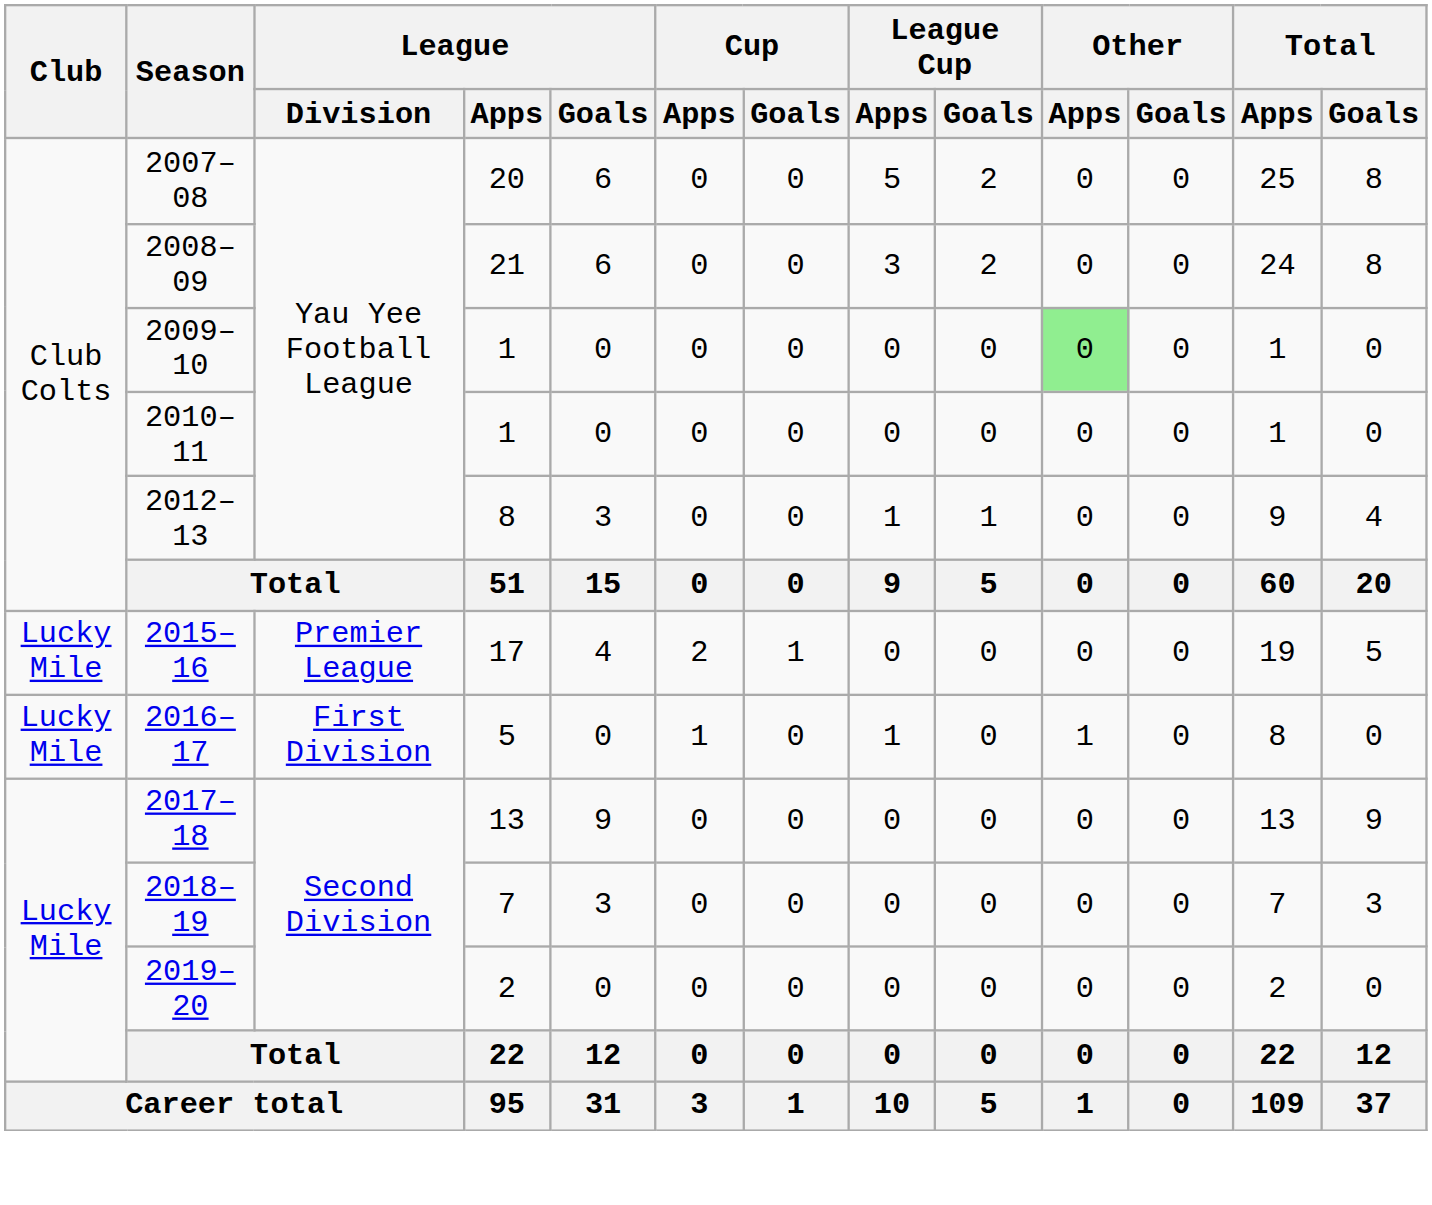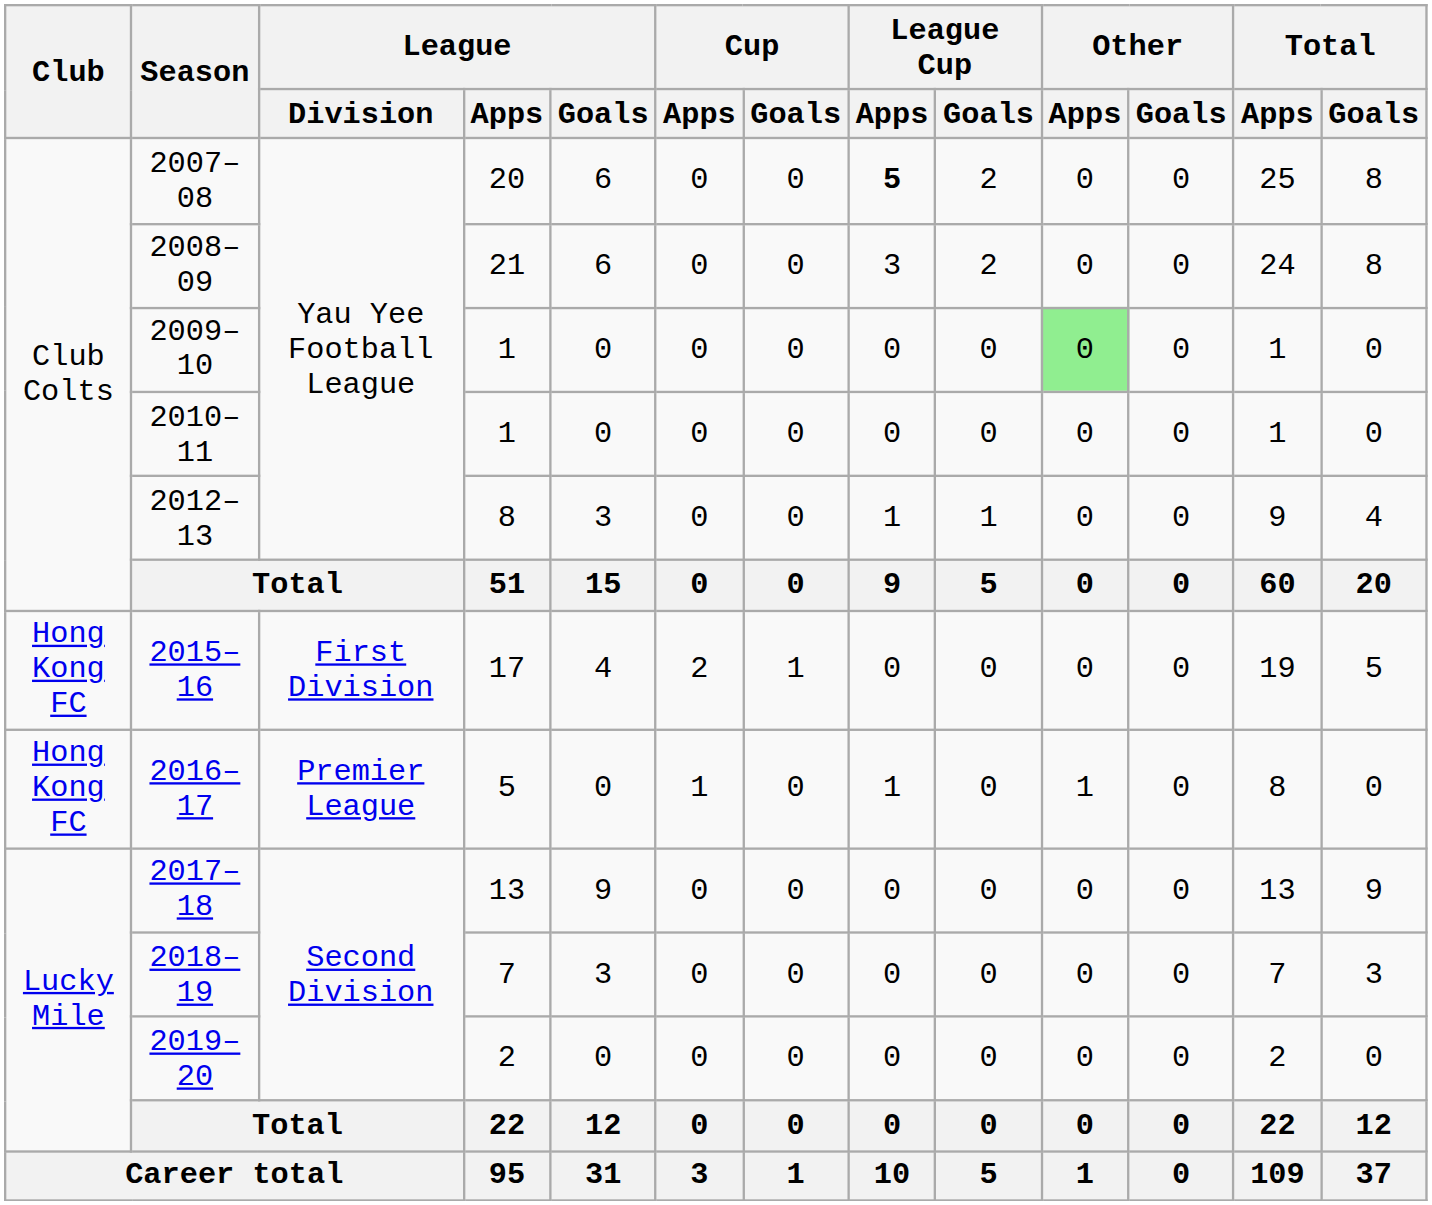(892, 181) normal -> (892, 181) bold
(66, 652) Lucky Mile -> (68, 669) Hong Kong FC
(359, 652) Premier League -> (361, 669) First Division
(66, 736) Lucky Mile -> (68, 789) Hong Kong FC
(359, 736) First Division -> (361, 789) Premier League
